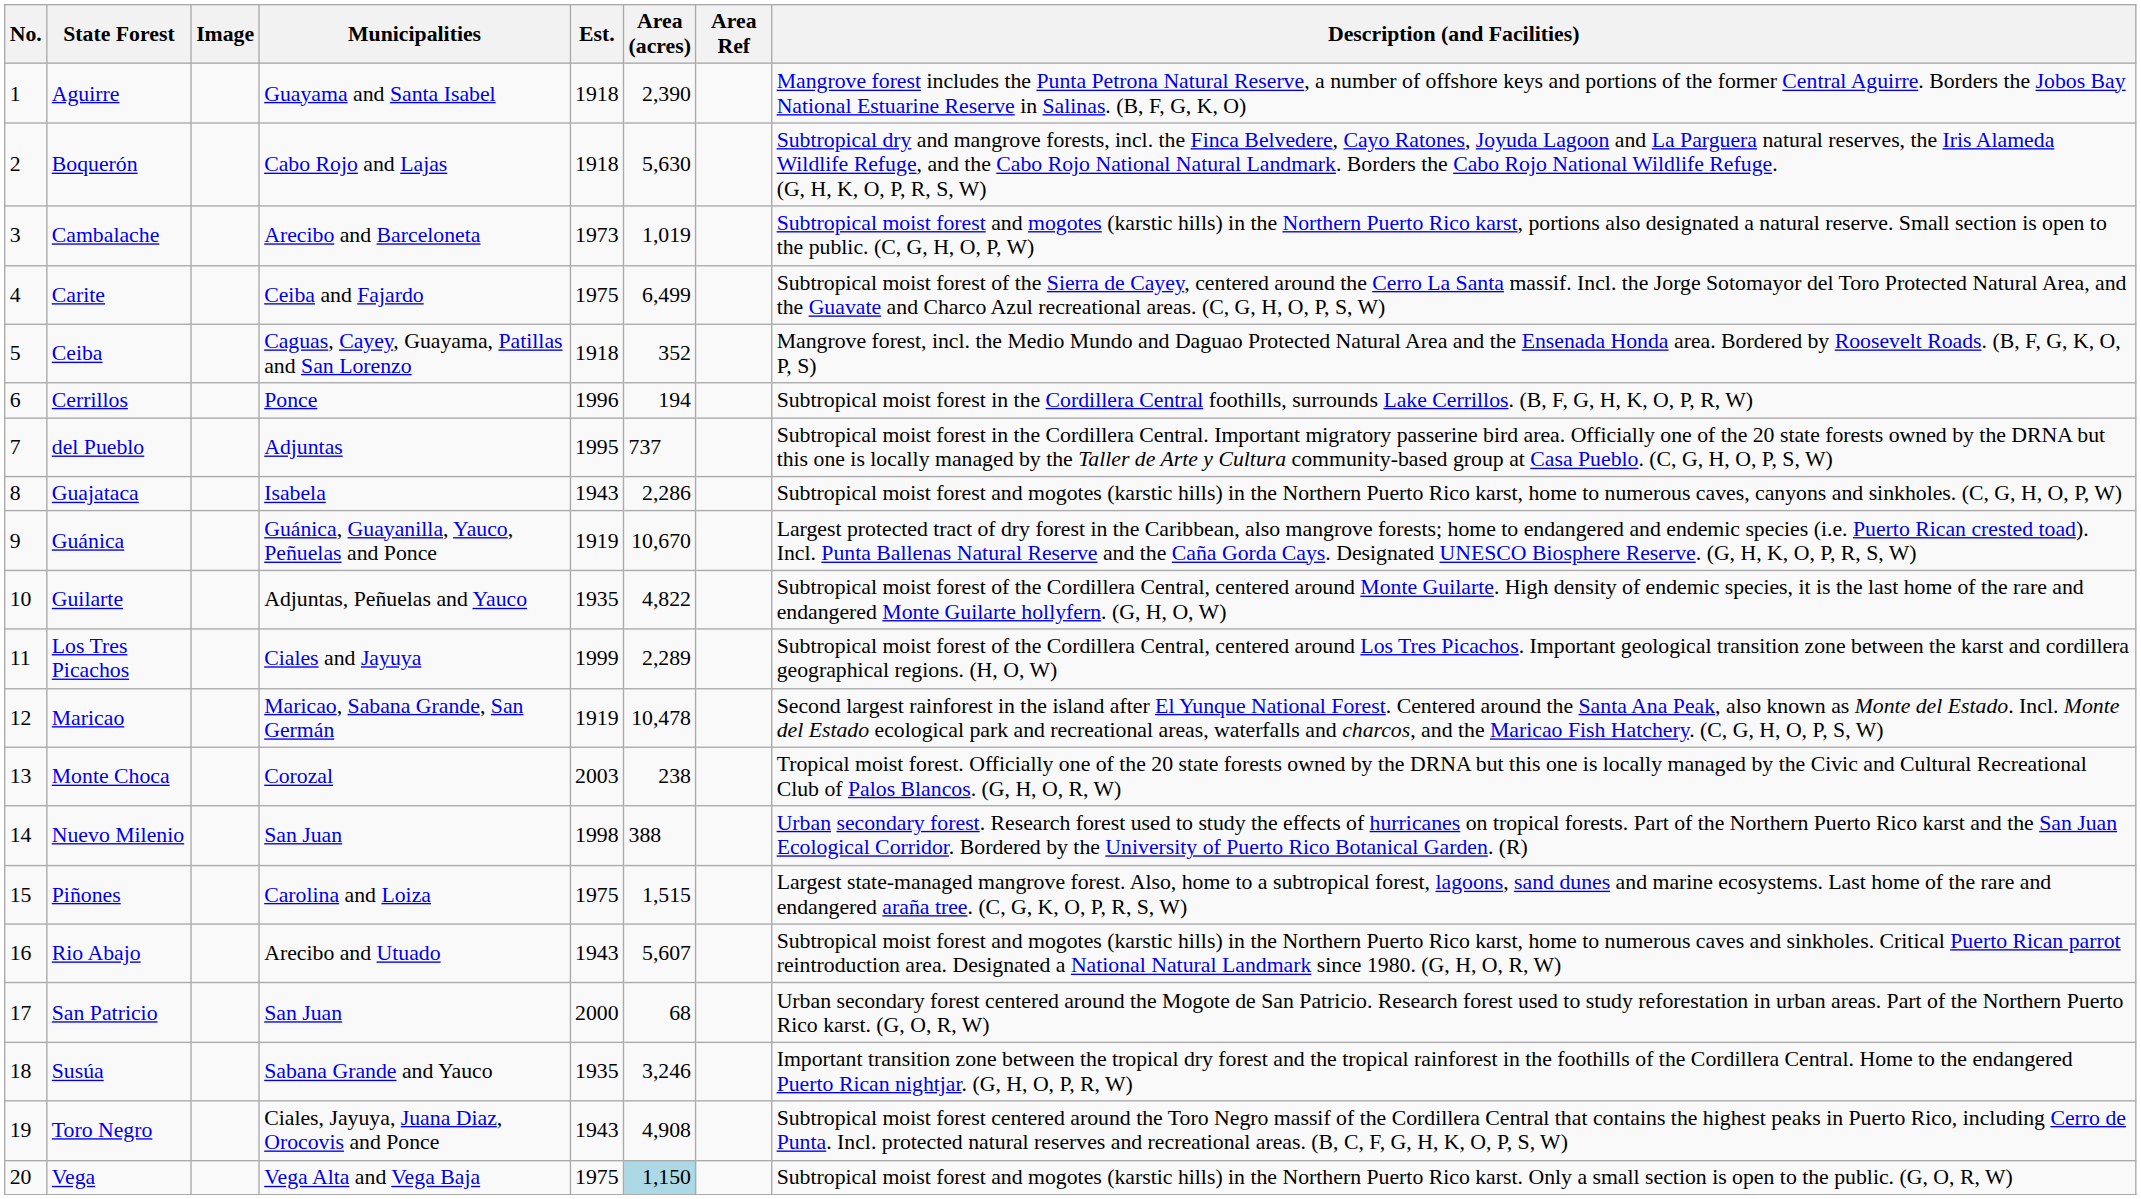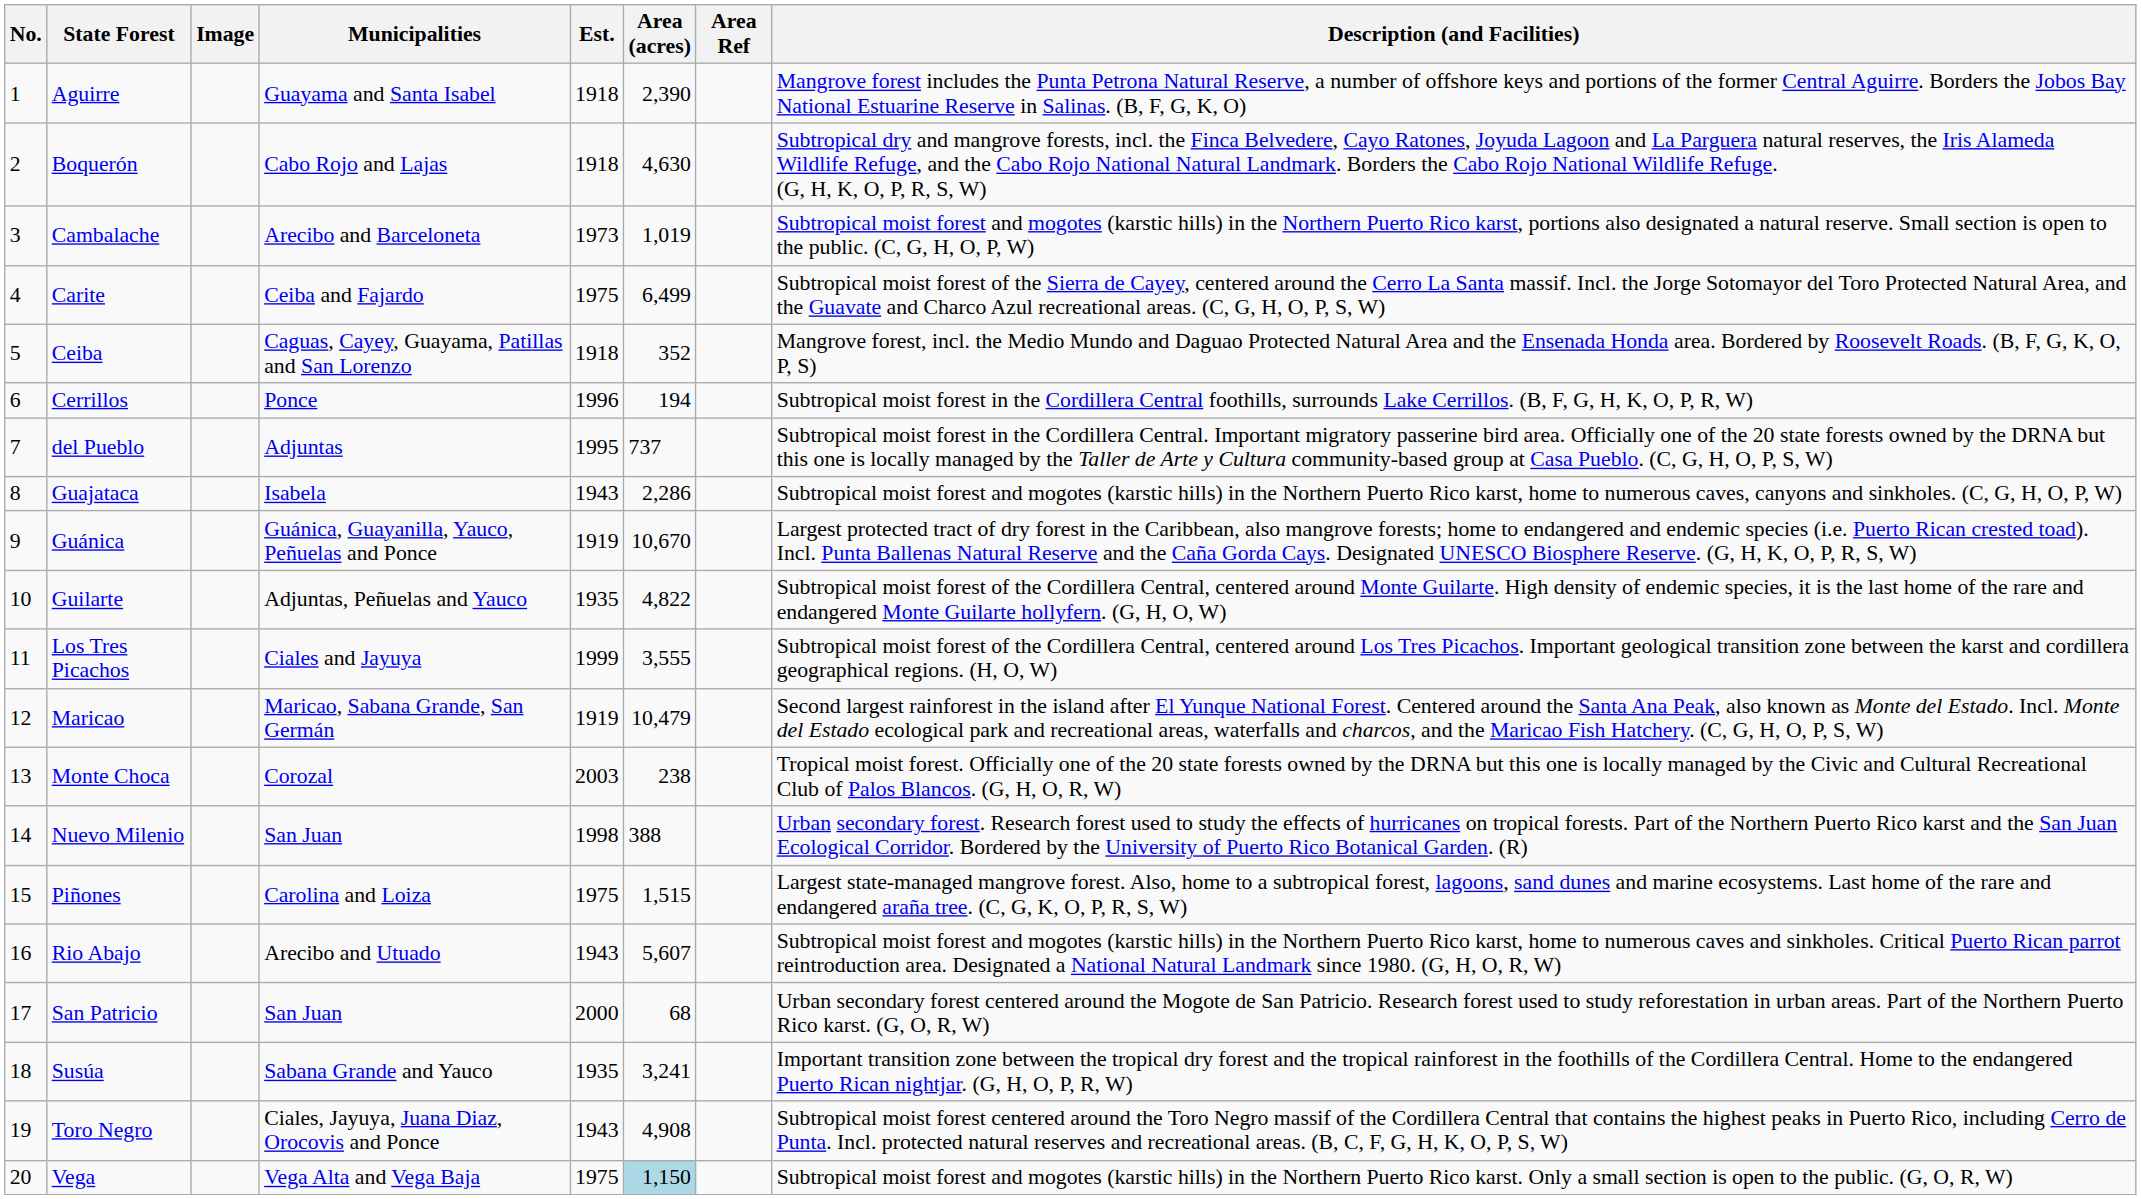(667, 164) 5,630 -> (667, 164) 4,630
(667, 658) 2,289 -> (667, 658) 3,555
(661, 717) 10,478 -> (661, 717) 10,479
(667, 1071) 3,246 -> (667, 1071) 3,241
